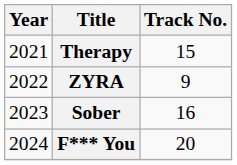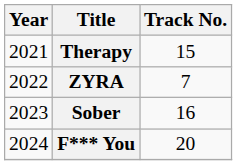(186, 81) 9 -> (186, 81) 7
